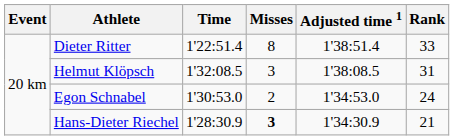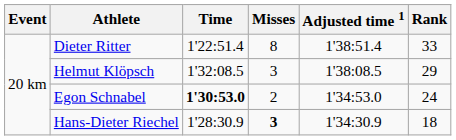(427, 71) 31 -> (429, 71) 29
(214, 97) normal -> (215, 97) bold
(427, 122) 21 -> (429, 122) 18
